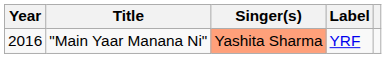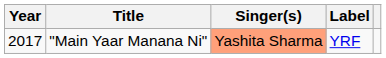(25, 41) 2016 -> (25, 41) 2017
